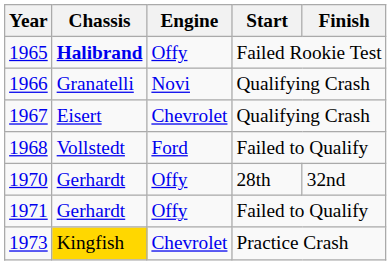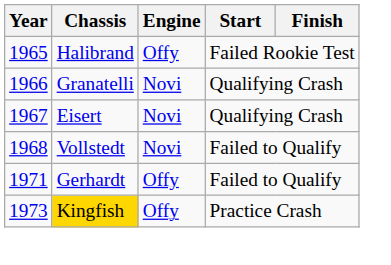(100, 52) bold -> (95, 52) normal
(189, 116) Chevrolet -> (162, 116) Novi
(170, 147) Ford -> (162, 147) Novi
- row: (28, 179)
(189, 243) Chevrolet -> (161, 211) Offy
